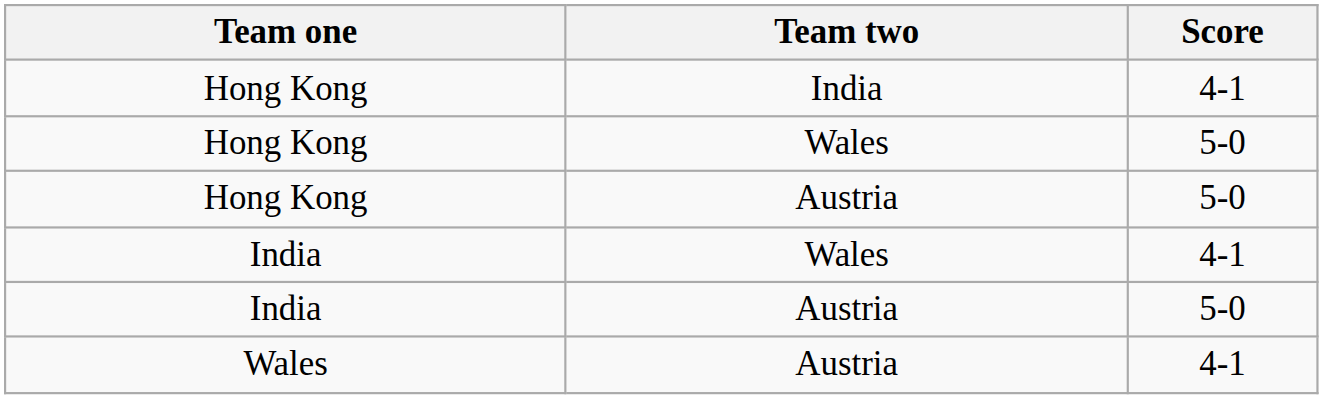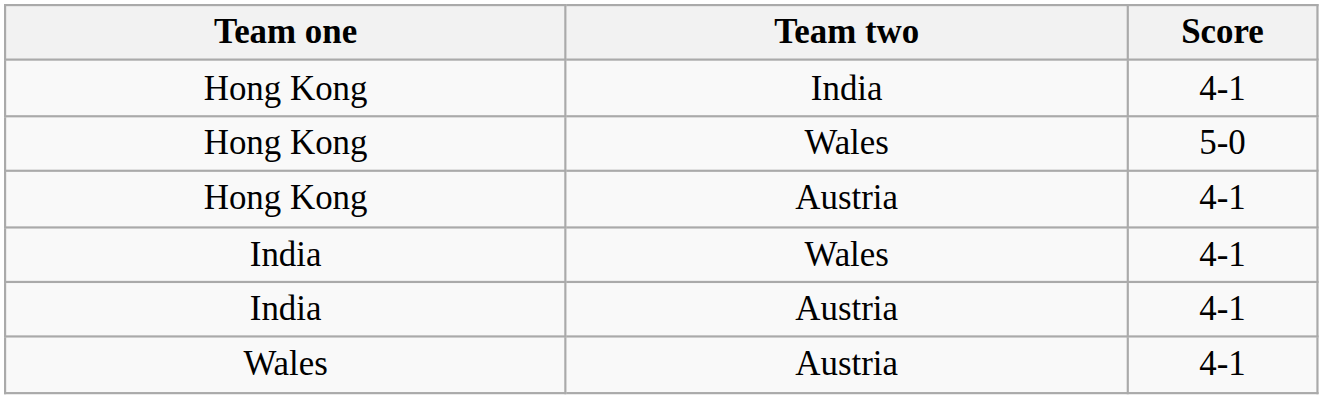(1222, 198) 5-0 -> (1222, 198) 4-1
(1222, 308) 5-0 -> (1222, 308) 4-1
